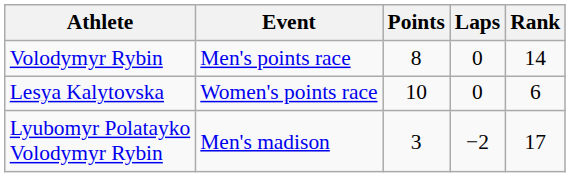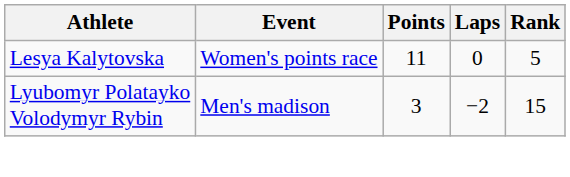- row: (86, 57)
(416, 93) 10 -> (416, 57) 11
(535, 93) 6 -> (535, 57) 5
(535, 141) 17 -> (535, 106) 15
